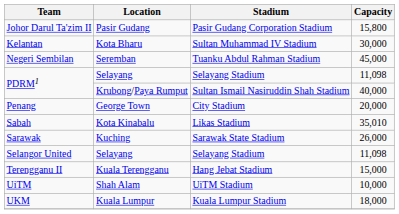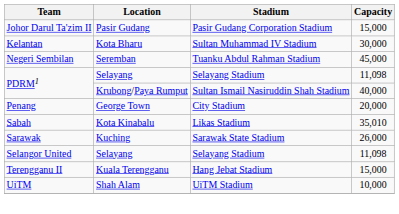(373, 28) 15,800 -> (373, 28) 15,000
- row: (18, 201)
